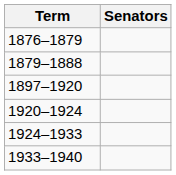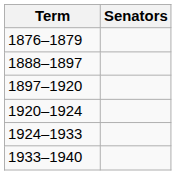- row: (45, 63)
+ row: (45, 63)
